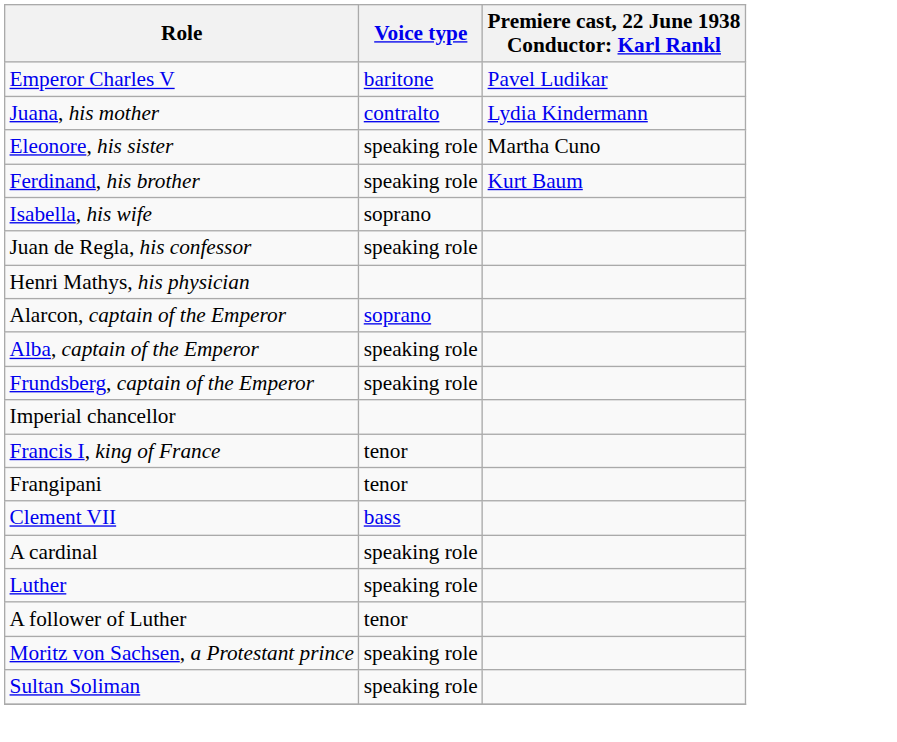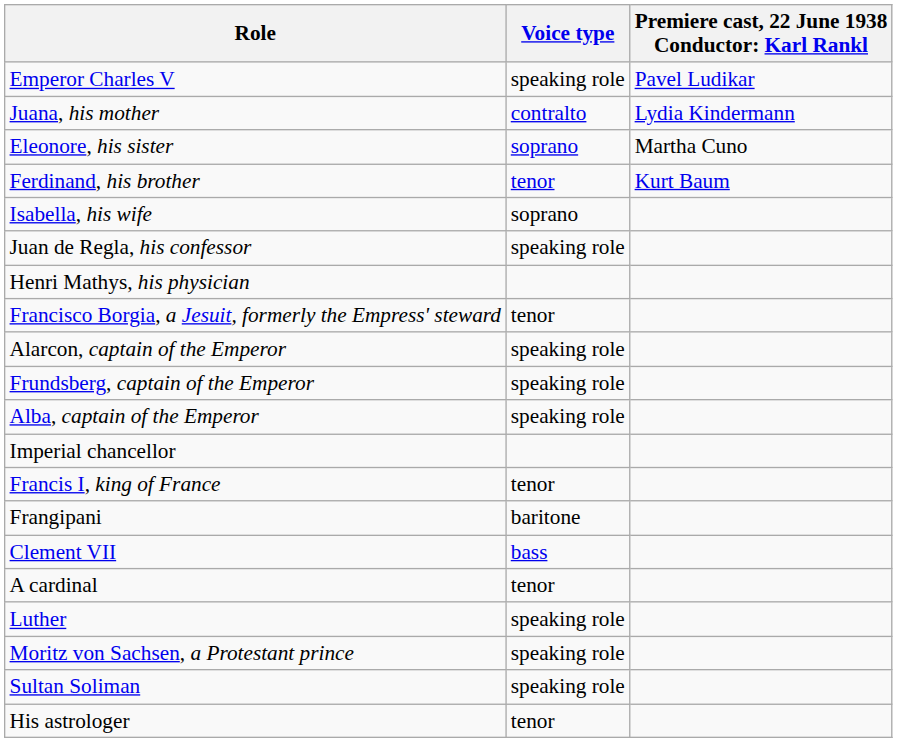(399, 79) baritone -> (568, 79) speaking role
(421, 146) speaking role -> (544, 146) soprano
(421, 180) speaking role -> (533, 180) tenor
+ row: (255, 315)
(397, 315) soprano -> (568, 349) speaking role
rows swapped: (134, 349) <-> (162, 382)
(386, 484) tenor -> (546, 517) baritone
(421, 551) speaking role -> (533, 585) tenor
- row: (98, 619)
+ row: (70, 720)
